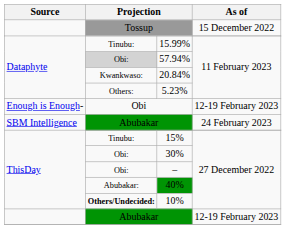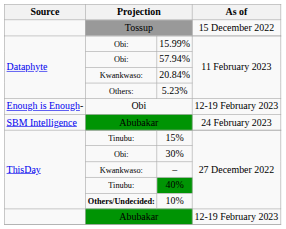(121, 44) Tinubu: -> (121, 44) Obi:
(121, 60) lightgrey background -> (121, 60) no background
(121, 170) Obi: -> (121, 170) Kwankwaso:
(121, 186) Abubakar: -> (121, 186) Tinubu:
